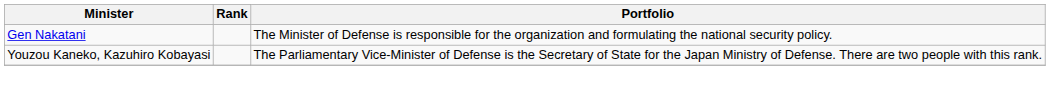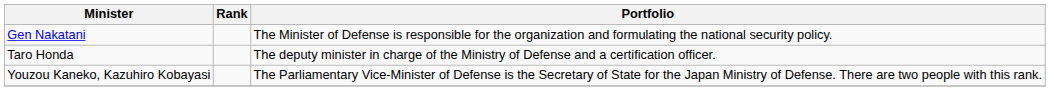+ row: (40, 55)
